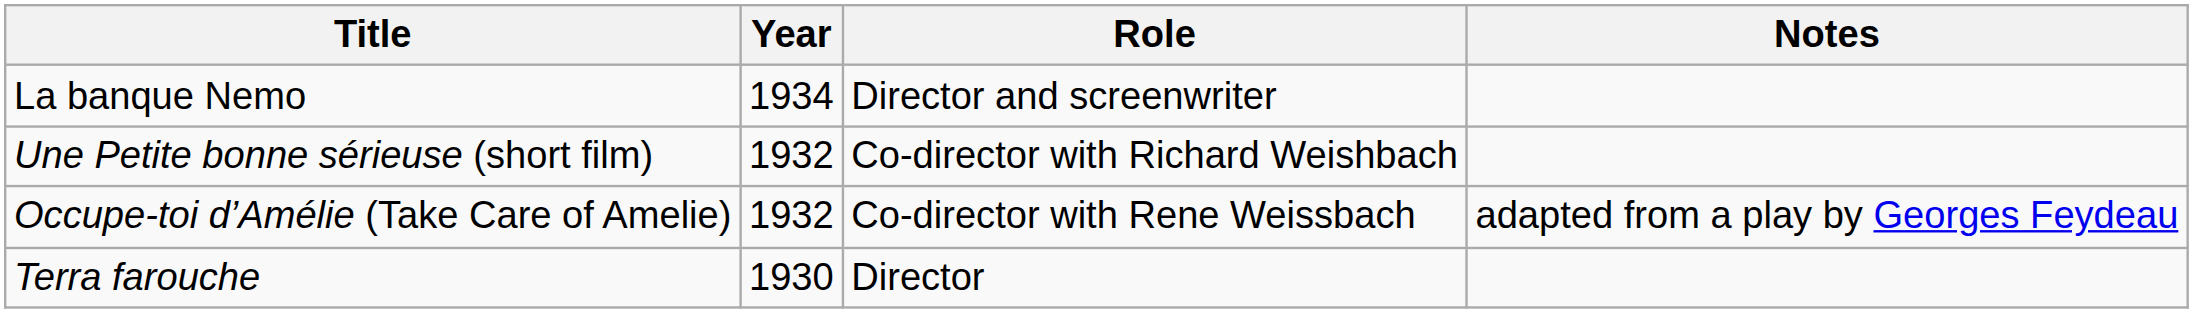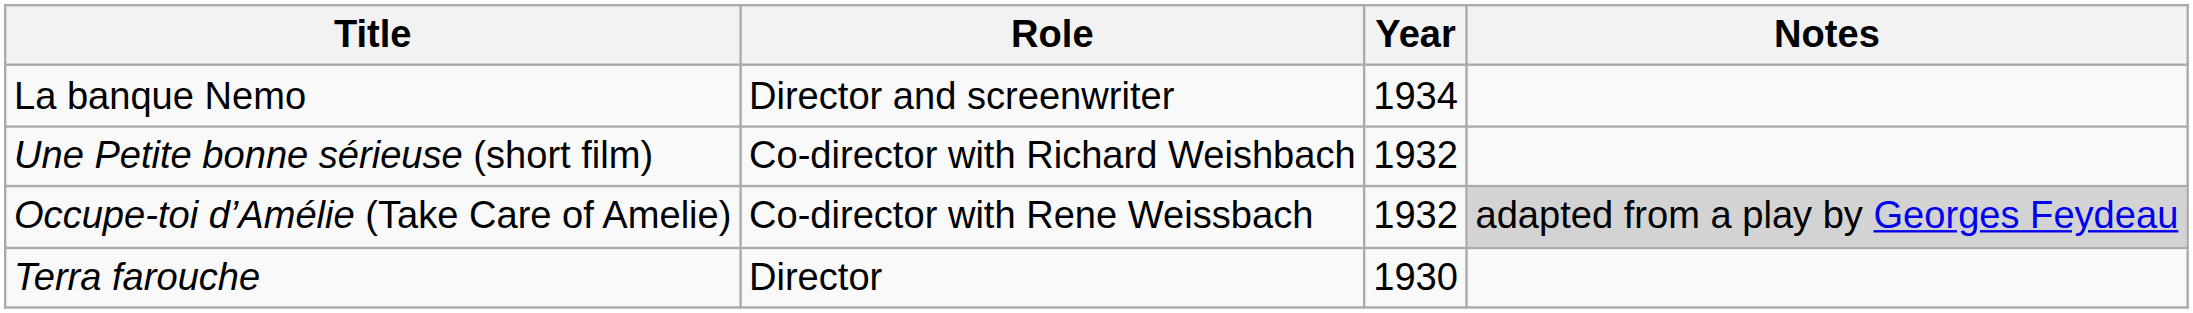columns swapped: (791, 34) <-> (1155, 34)
(1827, 215) no background -> (1827, 215) lightgrey background
